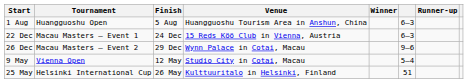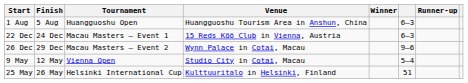columns swapped: (168, 10) <-> (94, 10)
